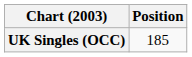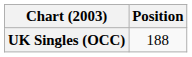(158, 39) 185 -> (158, 39) 188
